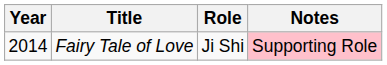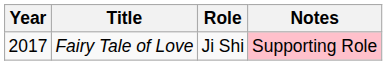(28, 45) 2014 -> (28, 45) 2017
